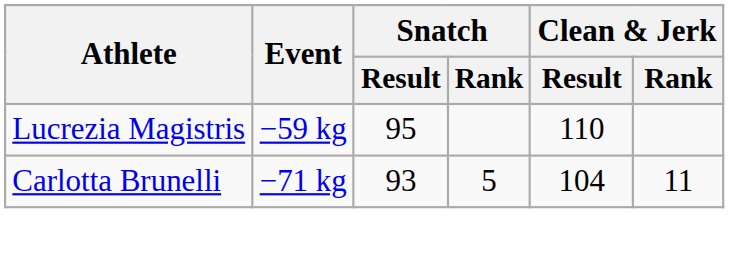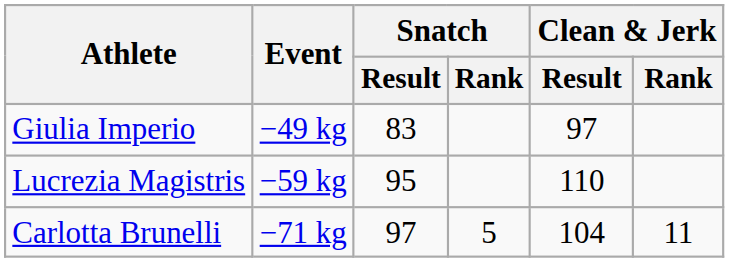+ row: (104, 129)
(401, 180) 93 -> (401, 231) 97
